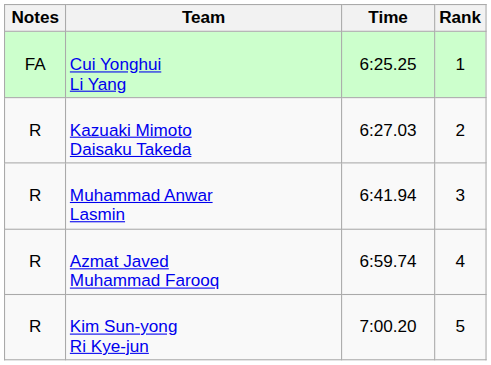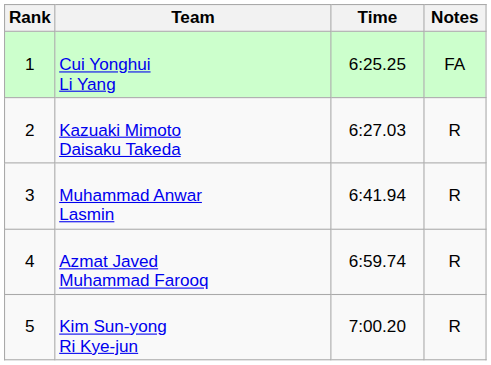columns swapped: (460, 18) <-> (35, 18)
